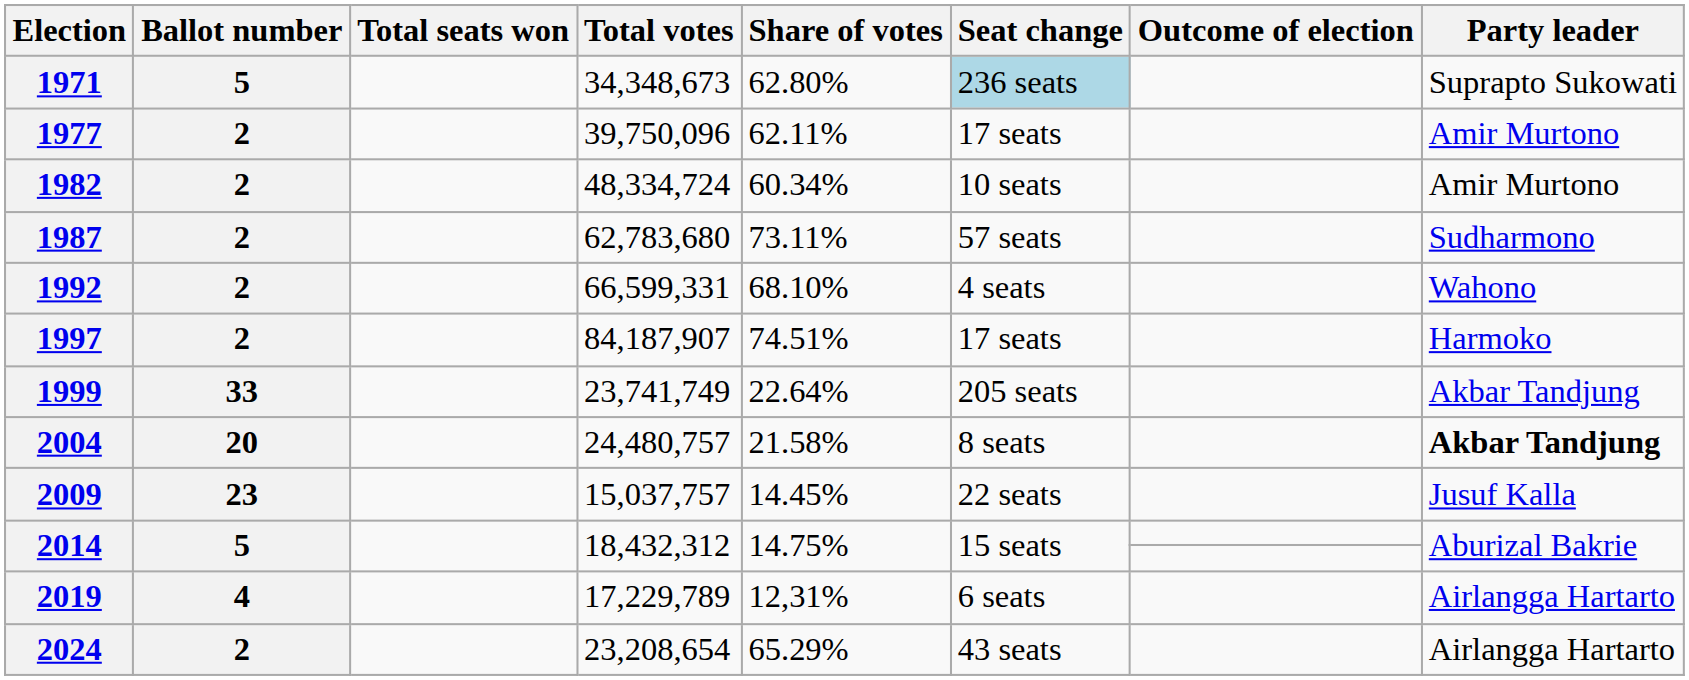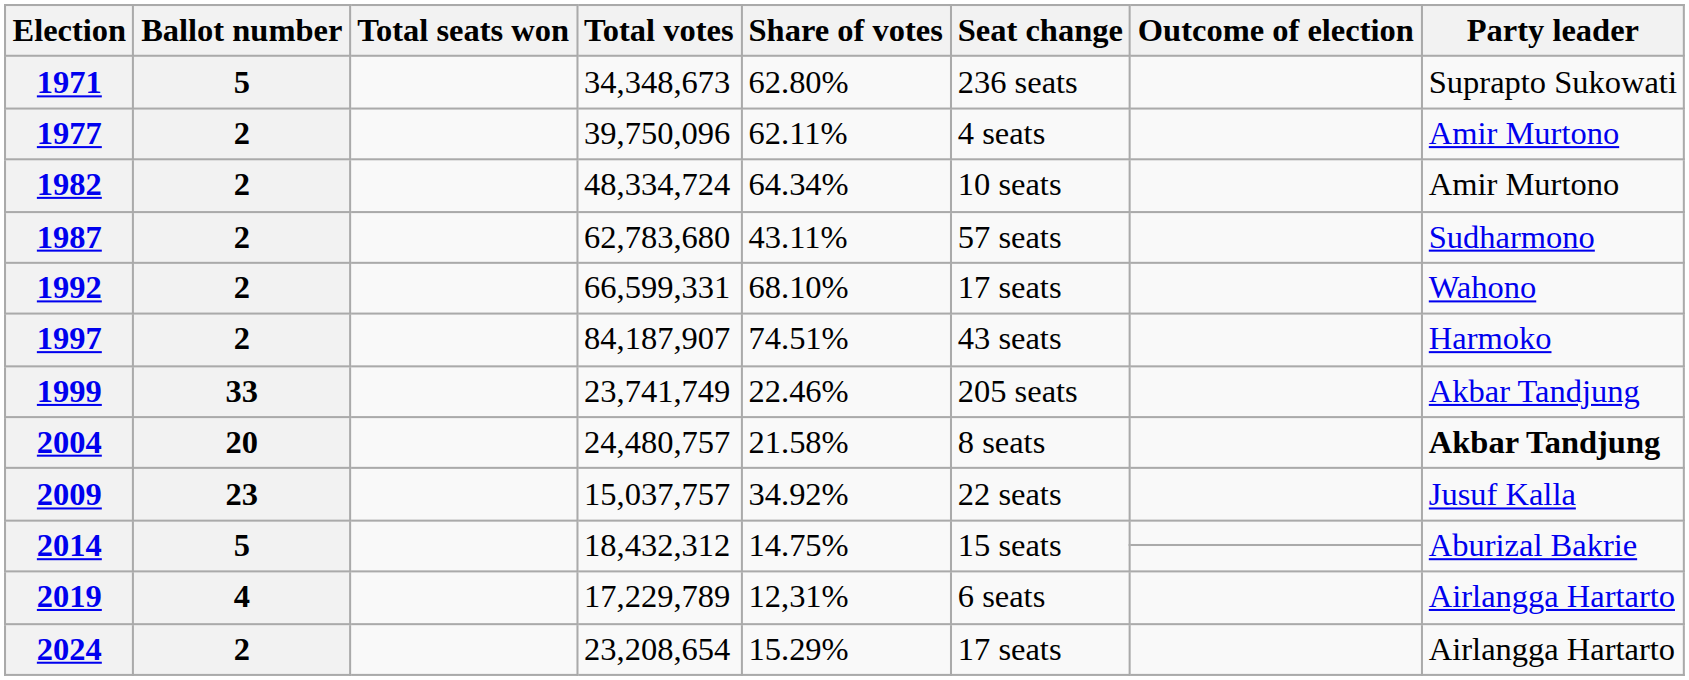(1018, 81) lightblue background -> (1018, 81) no background
(1010, 133) 17 seats -> (1002, 133) 4 seats
(799, 184) 60.34% -> (799, 184) 64.34%
(798, 236) 73.11% -> (798, 236) 43.11%
(1002, 287) 4 seats -> (1010, 287) 17 seats
(1010, 339) 17 seats -> (1010, 339) 43 seats
(799, 390) 22.64% -> (799, 390) 22.46%
(799, 493) 14.45% -> (799, 493) 34.92%
(799, 648) 65.29% -> (799, 648) 15.29%
(1010, 648) 43 seats -> (1010, 648) 17 seats
